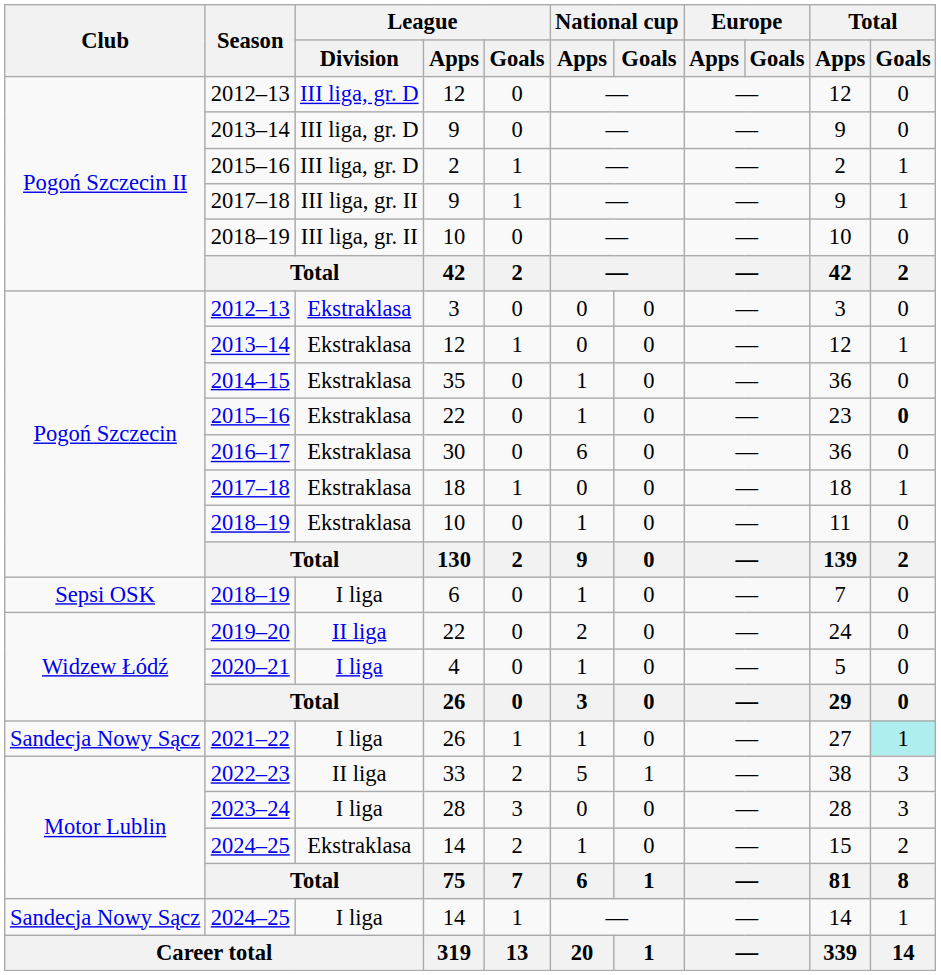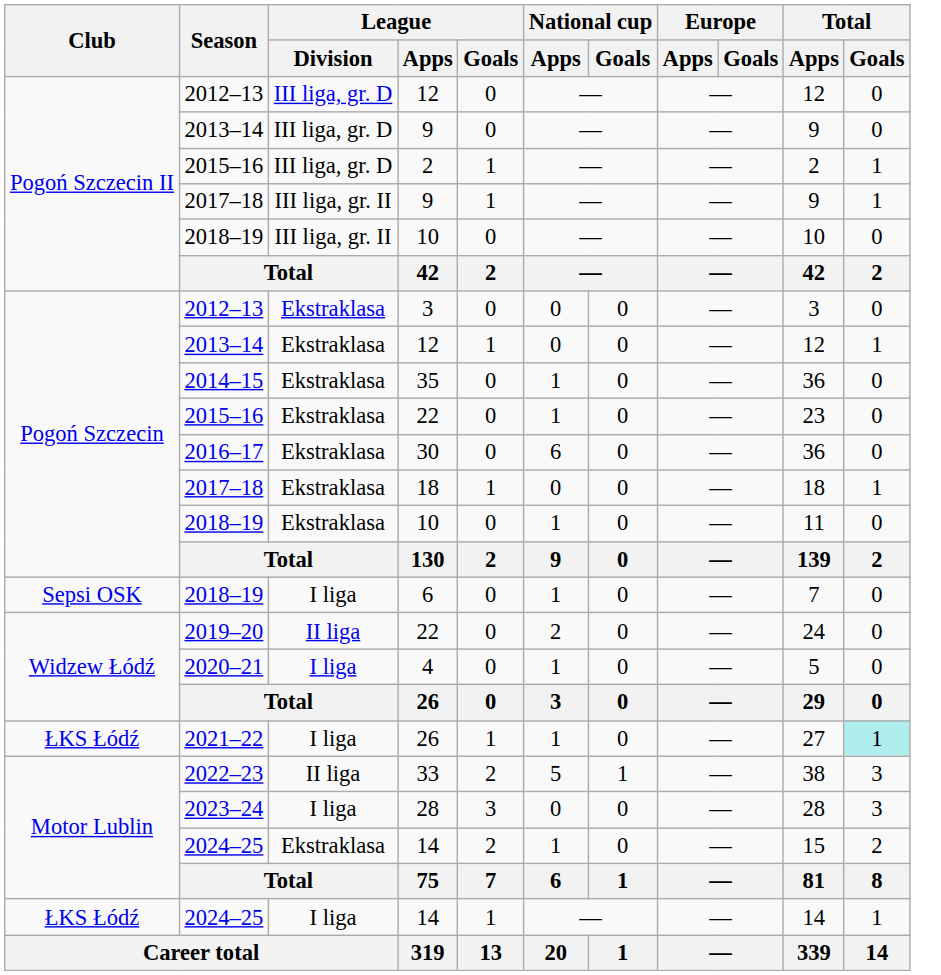(903, 415) bold -> (877, 415) normal
(105, 737) Sandecja Nowy Sącz -> (92, 737) ŁKS Łódź
(105, 916) Sandecja Nowy Sącz -> (92, 916) ŁKS Łódź
